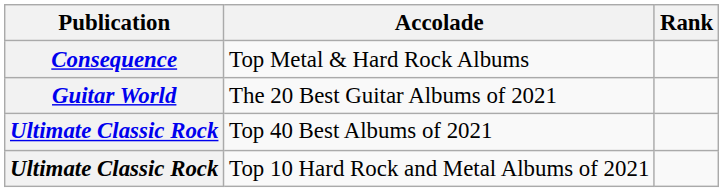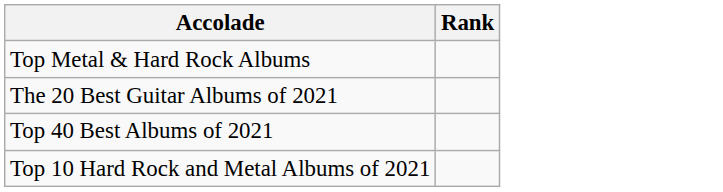- column: (114, 22)
